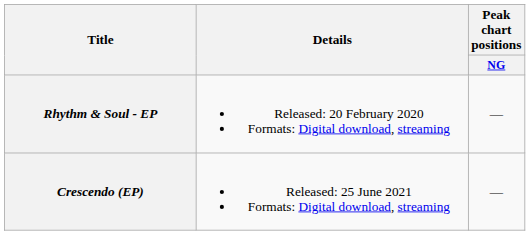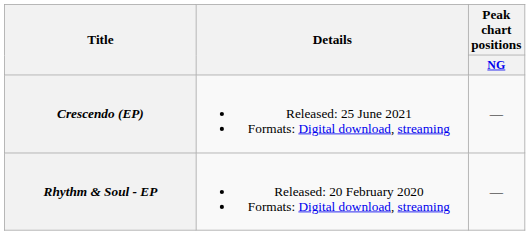rows swapped: (100, 191) <-> (100, 113)
